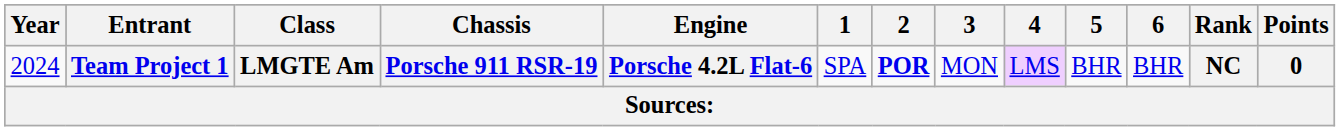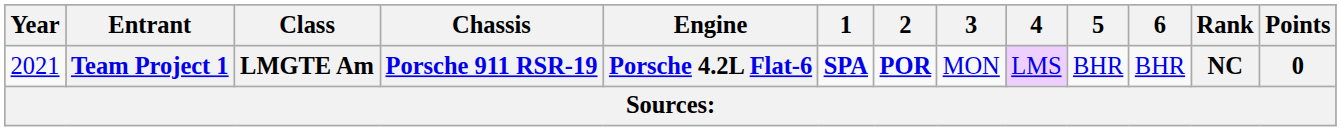(35, 65) 2024 -> (35, 65) 2021
(845, 65) normal -> (846, 65) bold
